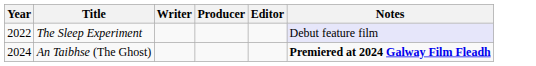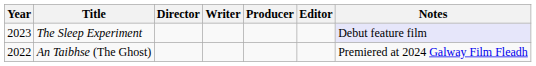+ column: (178, 14)
(19, 33) 2022 -> (19, 33) 2023
(19, 52) 2024 -> (19, 52) 2022
(390, 52) bold -> (433, 52) normal
